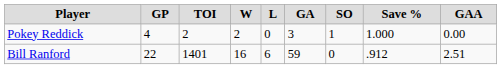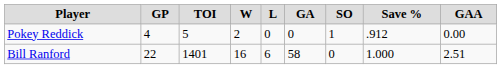(185, 34) 2 -> (185, 34) 5
(291, 34) 3 -> (291, 34) 0
(380, 34) 1.000 -> (377, 34) .912
(294, 53) 59 -> (294, 53) 58
(377, 53) .912 -> (380, 53) 1.000
